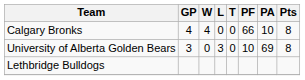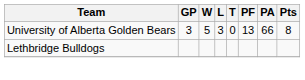- row: (45, 30)
(207, 48) 0 -> (207, 30) 5
(248, 48) 10 -> (248, 30) 13
(267, 48) 69 -> (267, 30) 66
